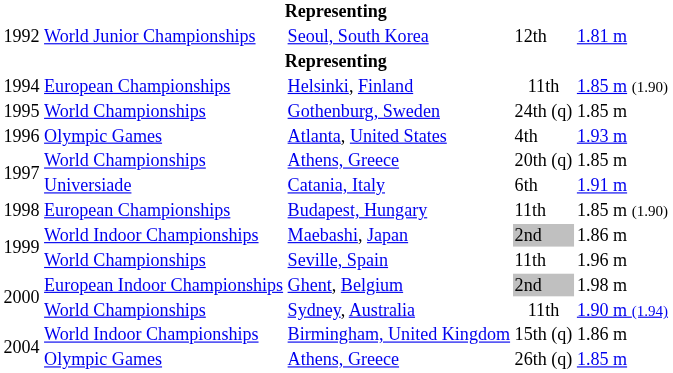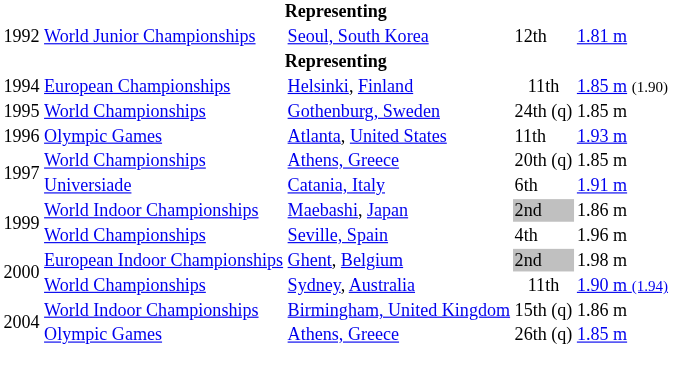(526, 135) 4th -> (530, 135) 11th
- row: (21, 210)
(530, 260) 11th -> (526, 235) 4th
